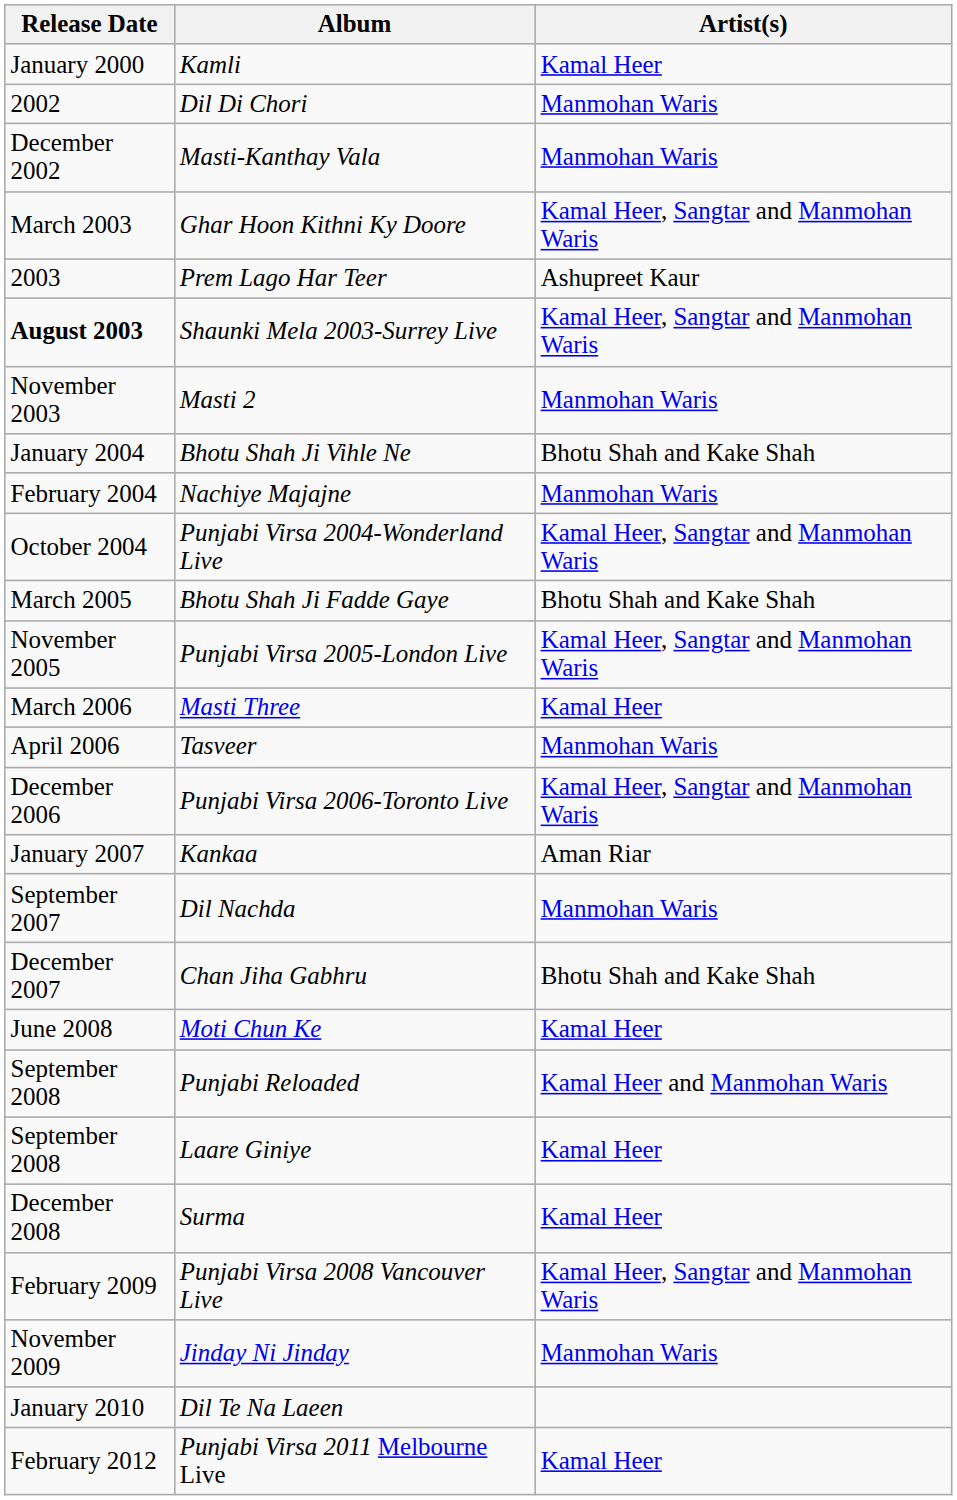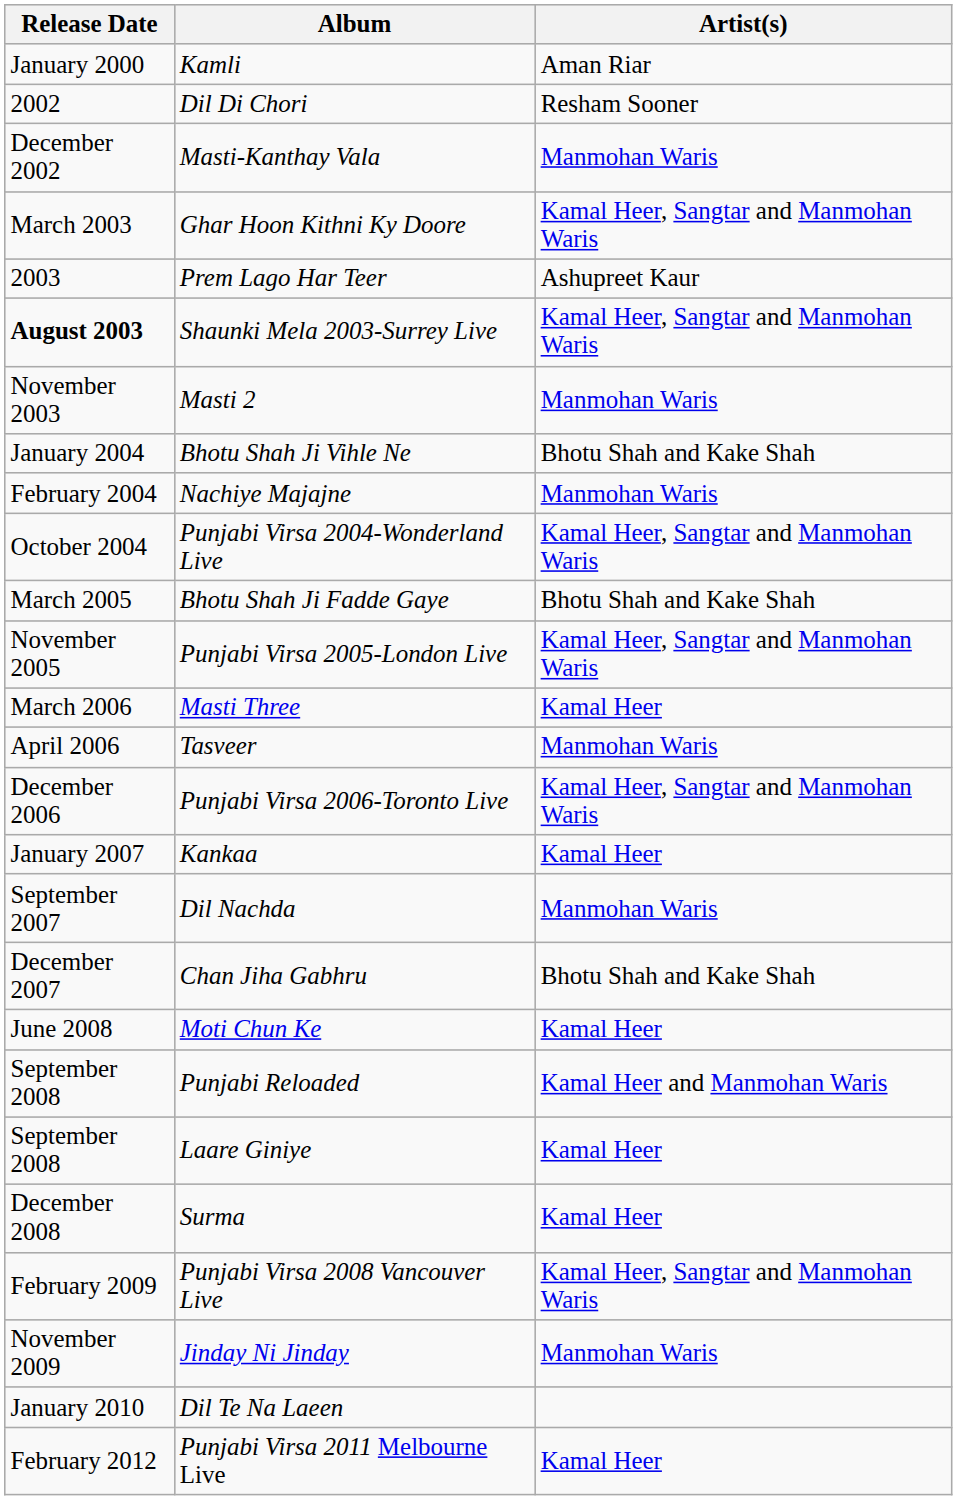(601, 63) Kamal Heer -> (596, 63) Aman Riar
(629, 103) Manmohan Waris -> (619, 103) Resham Sooner
(596, 854) Aman Riar -> (601, 854) Kamal Heer
